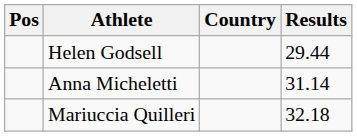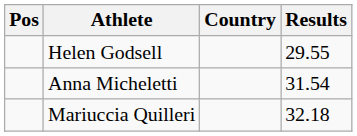(307, 51) 29.44 -> (307, 51) 29.55
(307, 83) 31.14 -> (307, 83) 31.54
